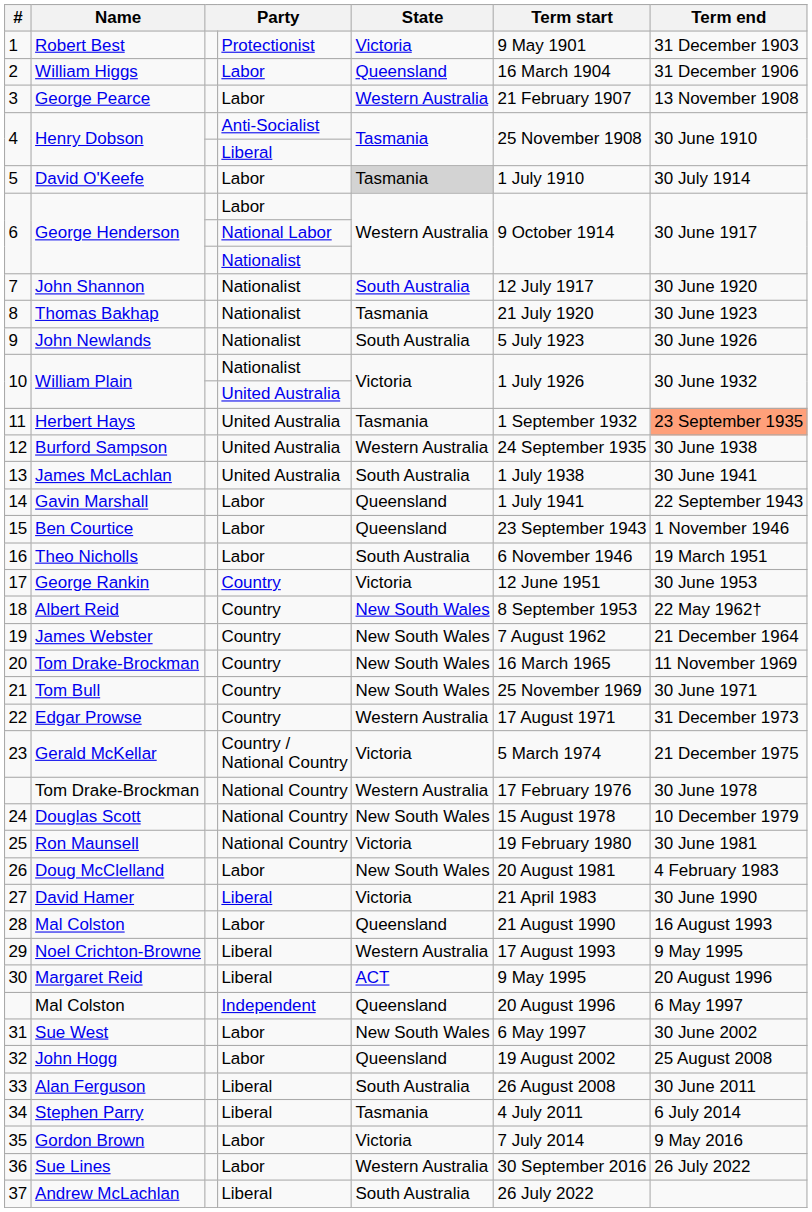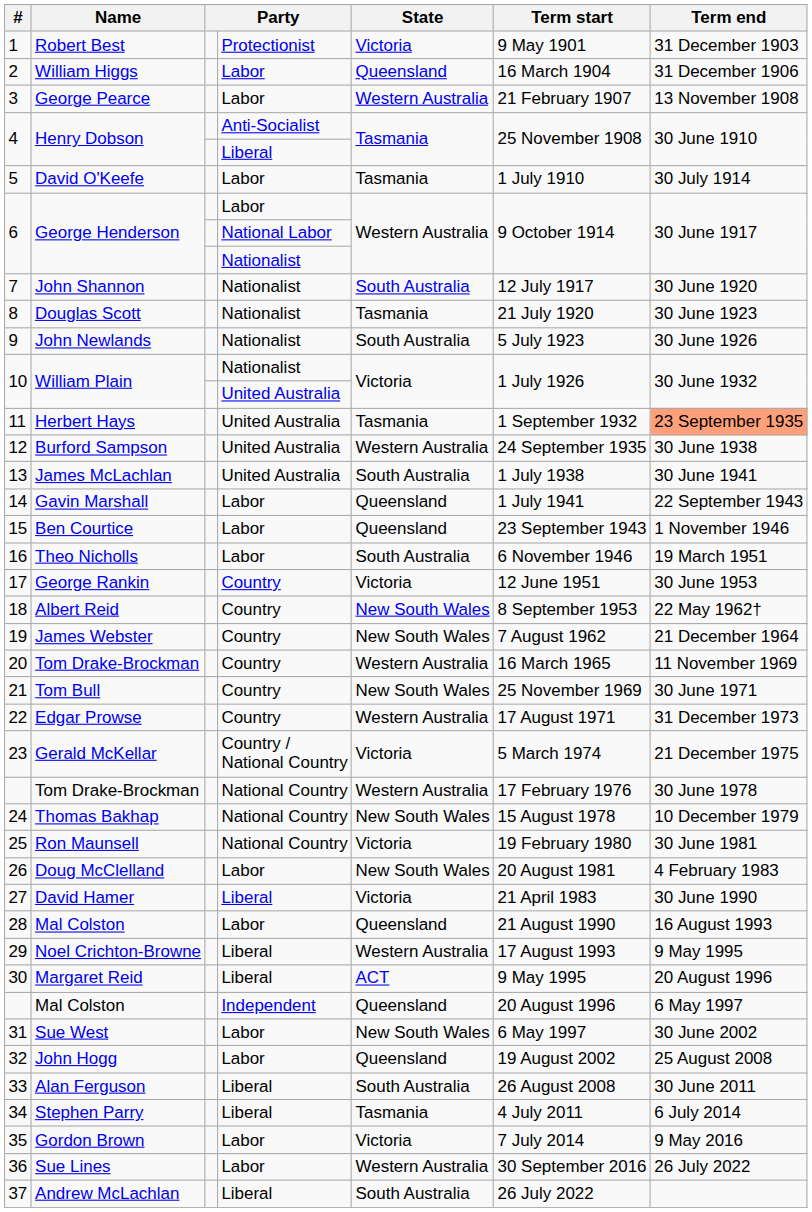(392, 179) lightgrey background -> (392, 179) no background
(97, 313) Thomas Bakhap -> (88, 313) Douglas Scott
(423, 663) New South Wales -> (422, 663) Western Australia
(88, 817) Douglas Scott -> (97, 817) Thomas Bakhap
